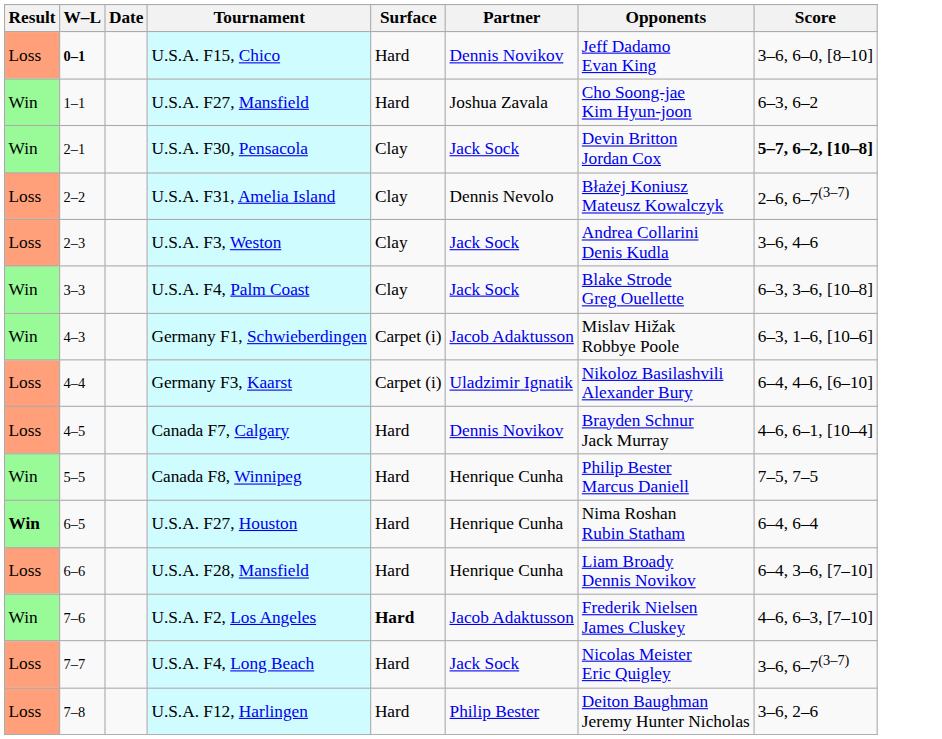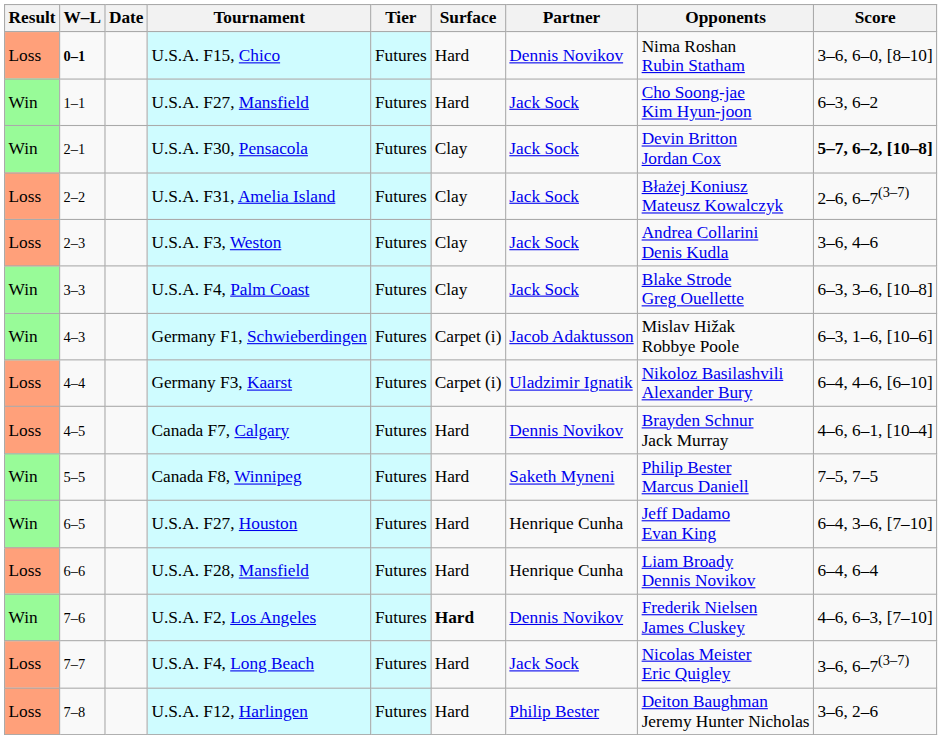+ column: (401, 18)
(626, 55) Jeff Dadamo Evan King -> (693, 55) Nima Roshan Rubin Statham
(499, 102) Joshua Zavala -> (544, 102) Jack Sock
(502, 195) Dennis Nevolo -> (544, 195) Jack Sock
(506, 476) Henrique Cunha -> (562, 476) Saketh Myneni
(24, 523) bold -> (23, 523) normal
(633, 523) Nima Roshan Rubin Statham -> (686, 523) Jeff Dadamo Evan King
(788, 523) 6–4, 6–4 -> (875, 523) 6–4, 3–6, [7–10]
(815, 570) 6–4, 3–6, [7–10] -> (848, 570) 6–4, 6–4
(512, 617) Jacob Adaktusson -> (566, 617) Dennis Novikov
